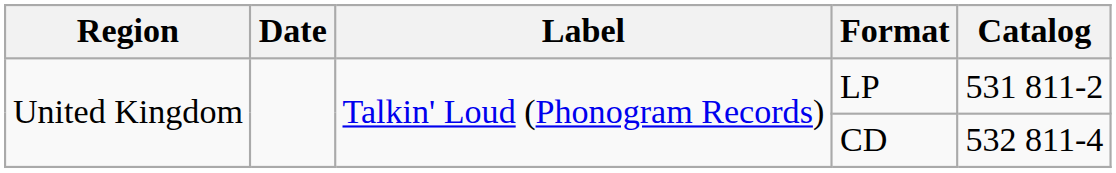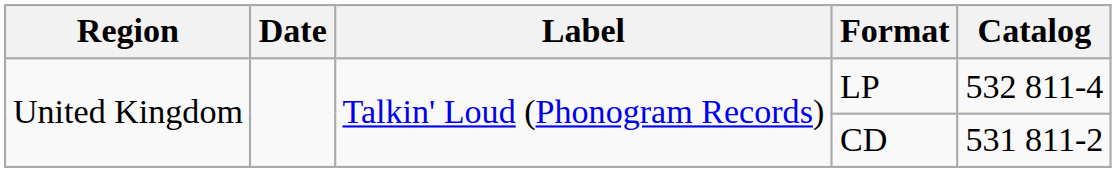(1034, 85) 531 811-2 -> (1034, 85) 532 811-4
(1034, 139) 532 811-4 -> (1034, 139) 531 811-2
